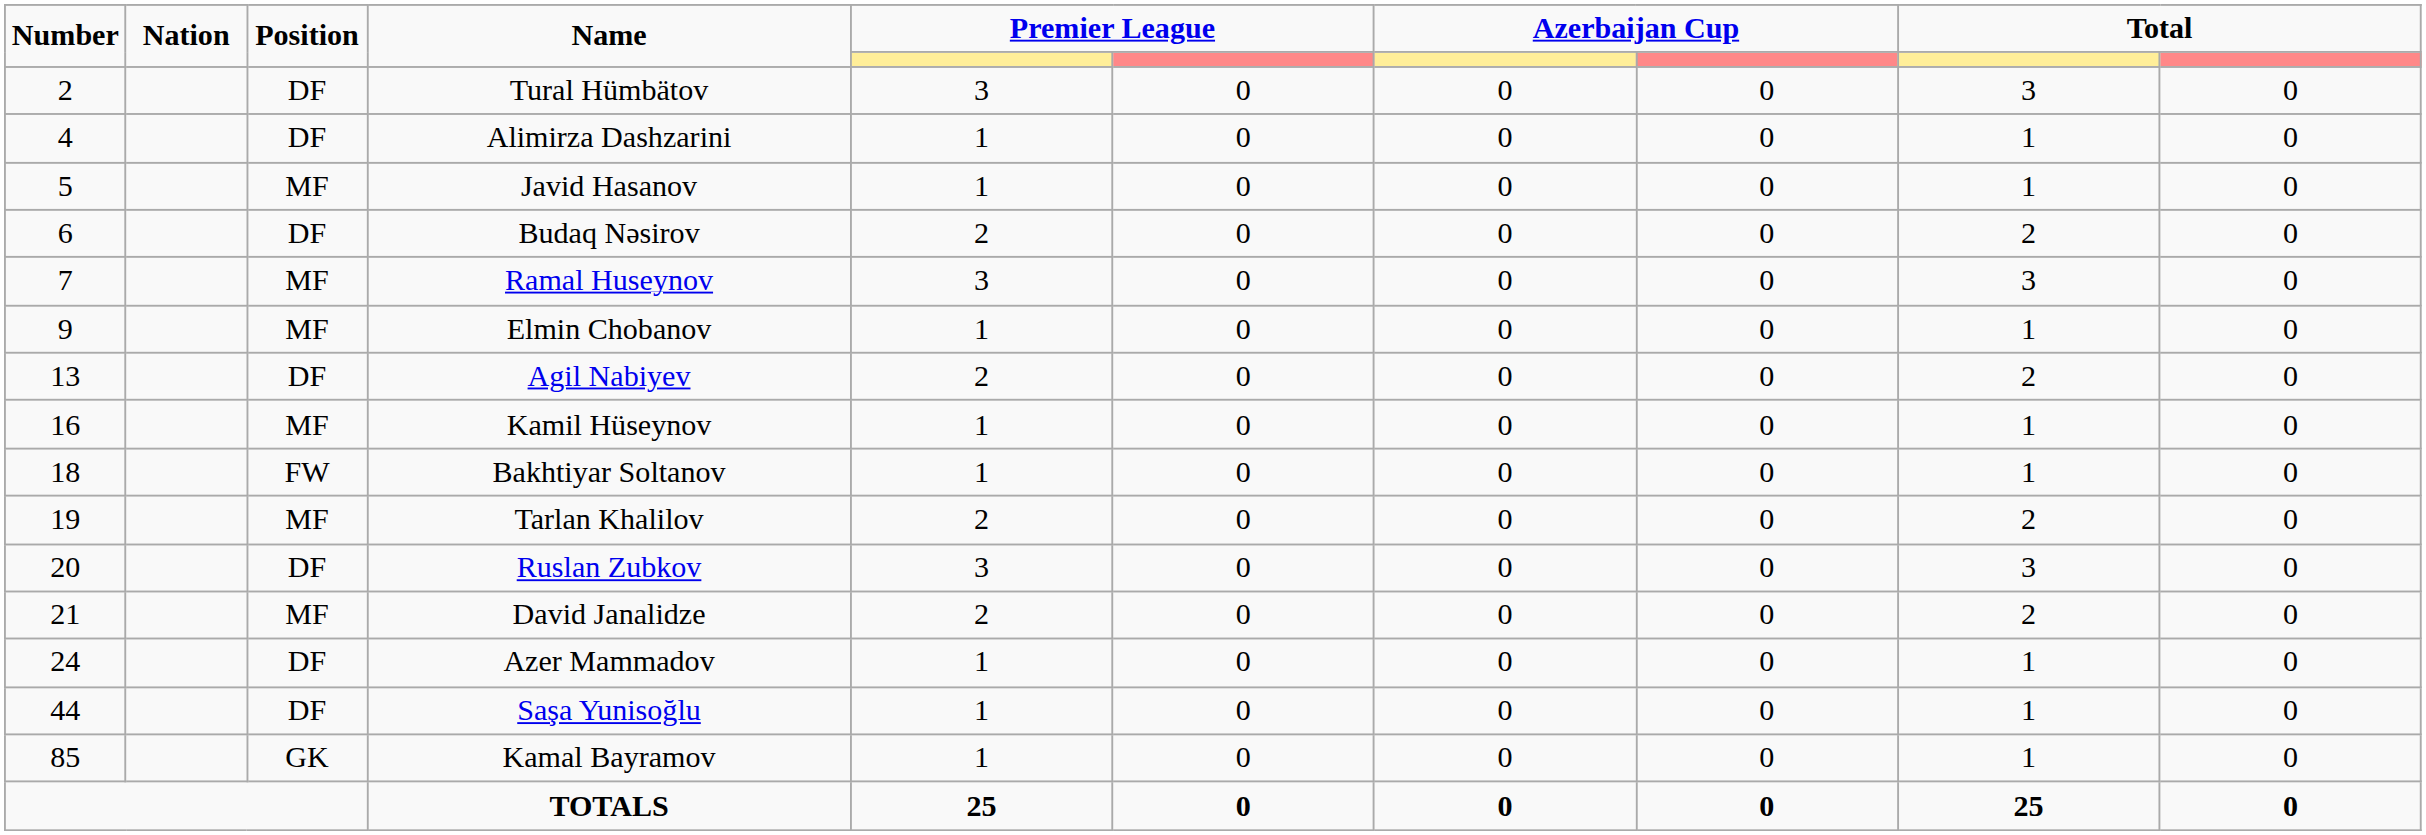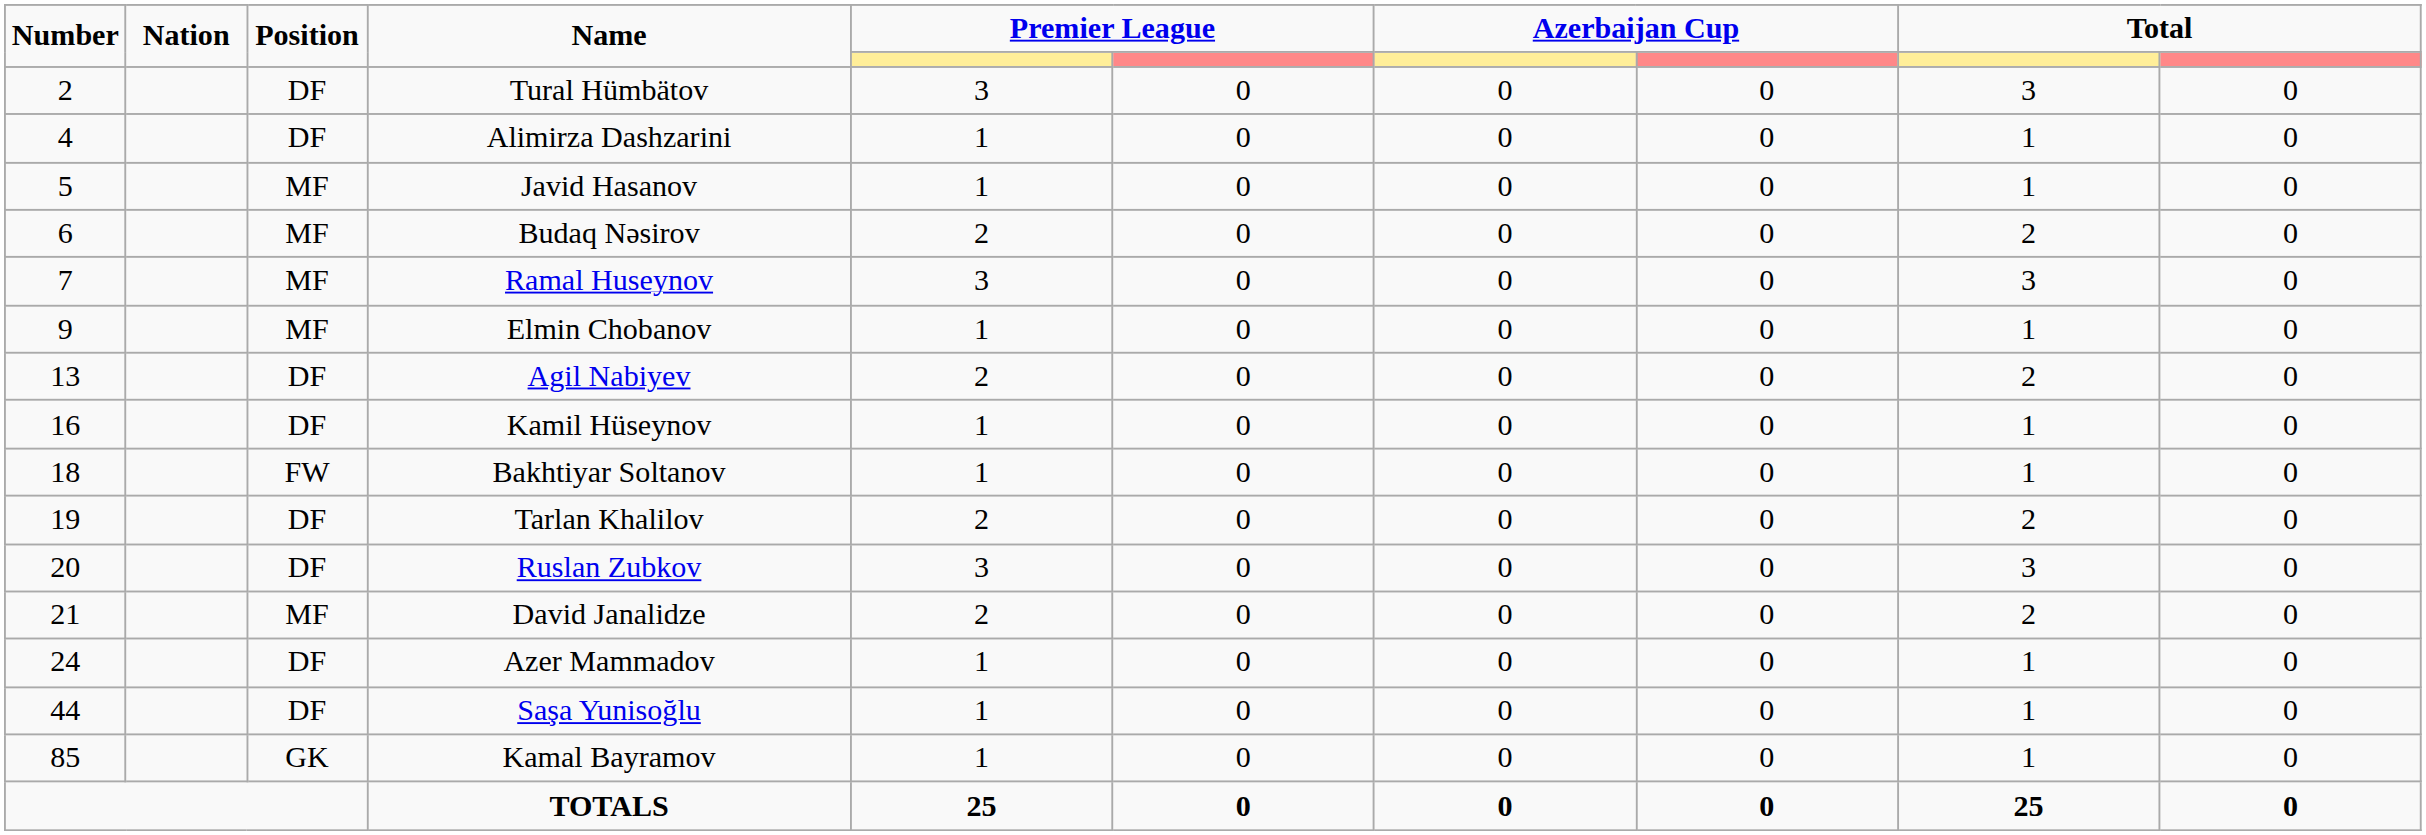(307, 233) DF -> (307, 233) MF
(307, 423) MF -> (307, 423) DF
(307, 519) MF -> (307, 519) DF
